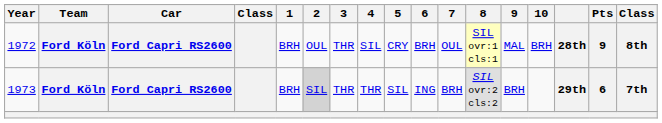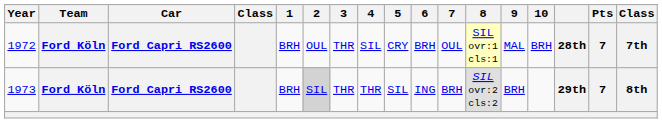(603, 45) 9 -> (603, 45) 7
(637, 45) 8th -> (637, 45) 7th
(603, 90) 6 -> (603, 90) 7
(637, 90) 7th -> (637, 90) 8th
